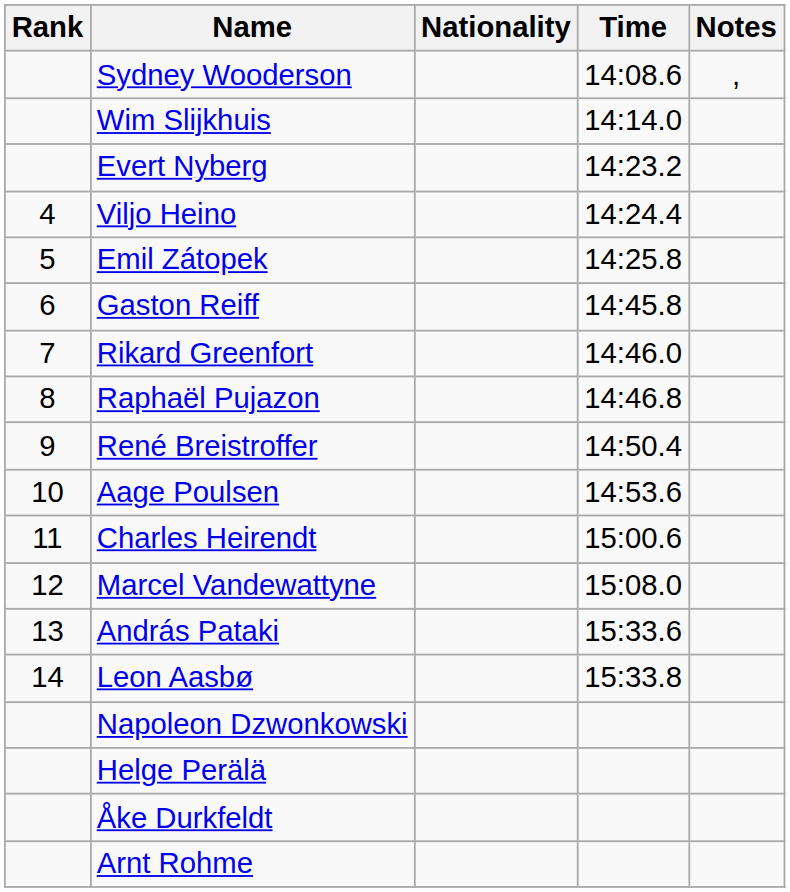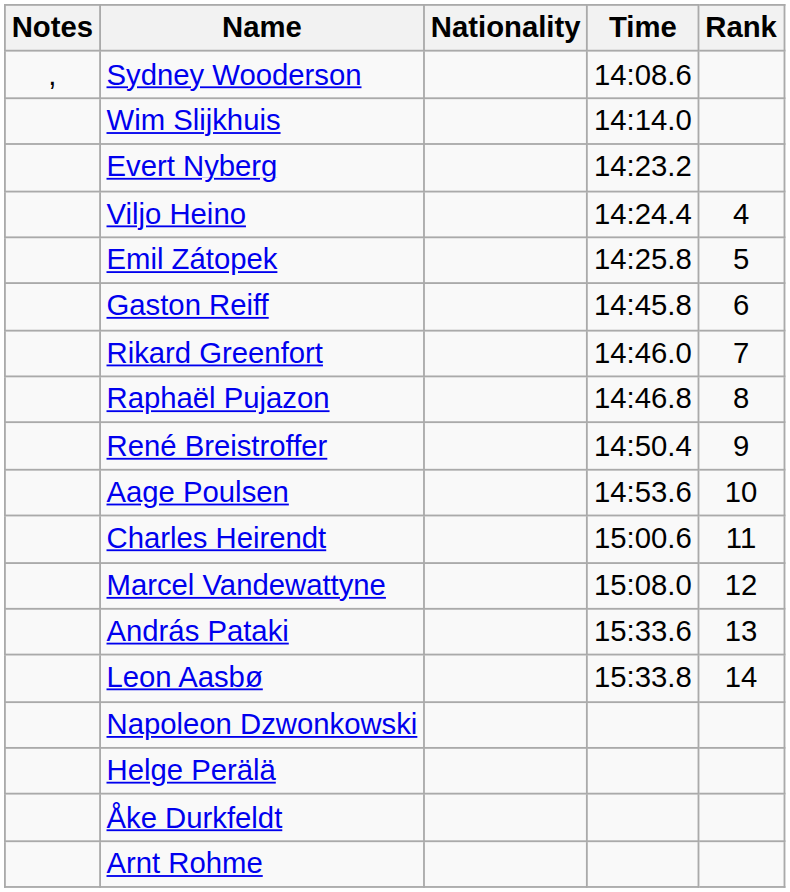columns swapped: (47, 27) <-> (736, 27)
